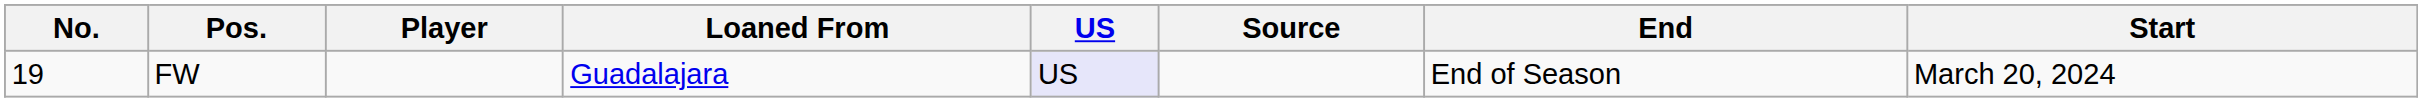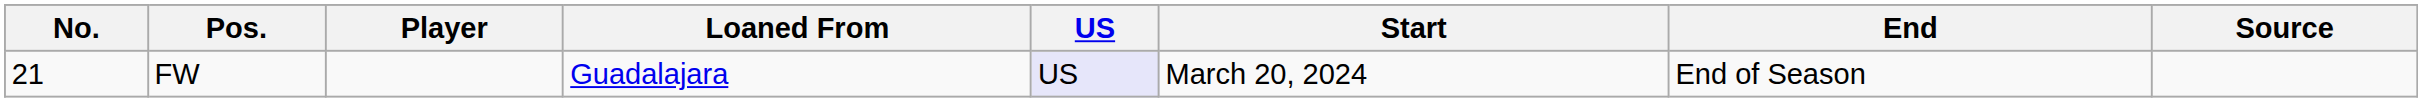columns swapped: (2162, 28) <-> (1291, 28)
(28, 74) 19 -> (28, 74) 21
